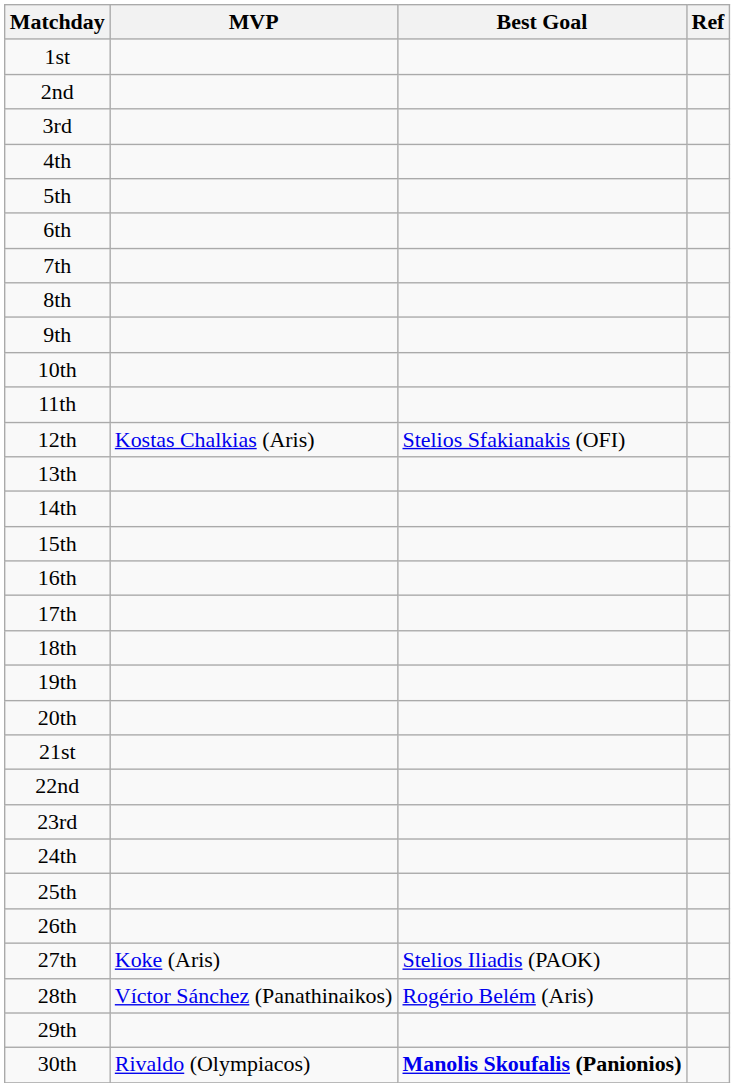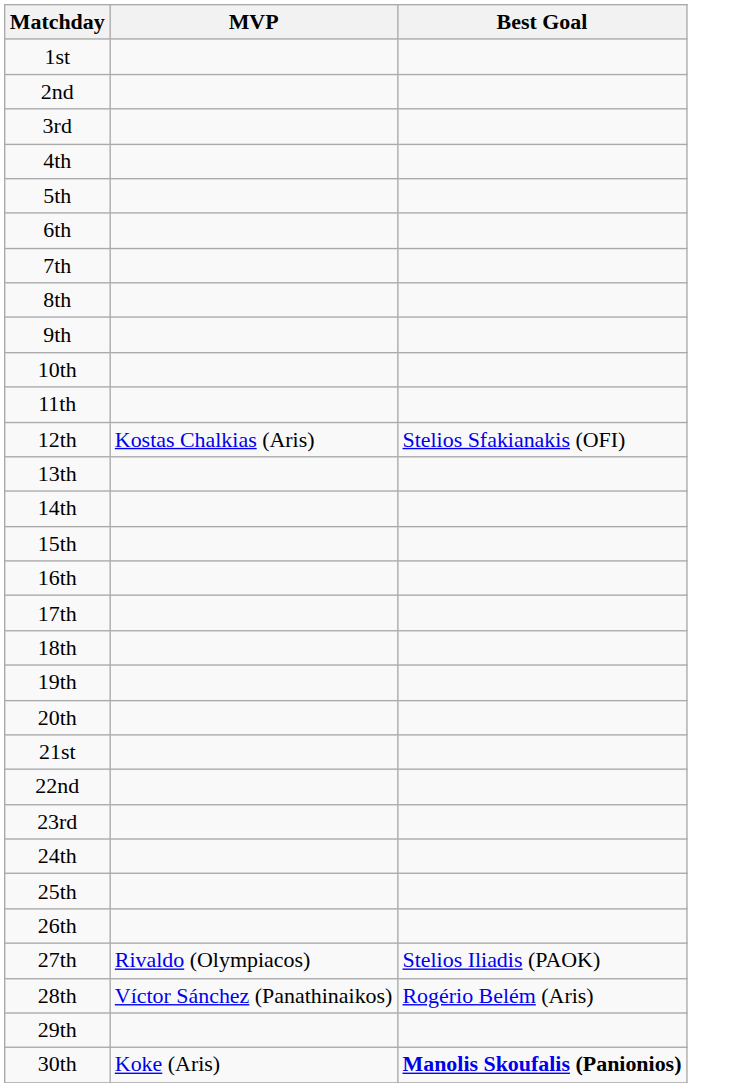- column: (708, 21)
(167, 960) Koke (Aris) -> (213, 960) Rivaldo (Olympiacos)
(213, 1064) Rivaldo (Olympiacos) -> (167, 1064) Koke (Aris)
